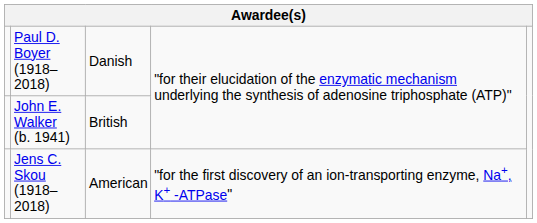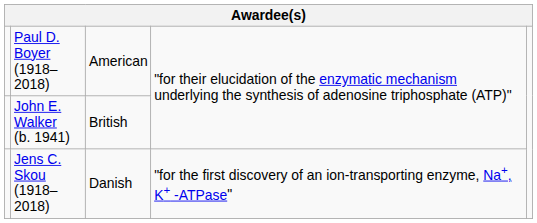(111, 61) Danish -> (118, 61) American
(118, 183) American -> (111, 183) Danish
